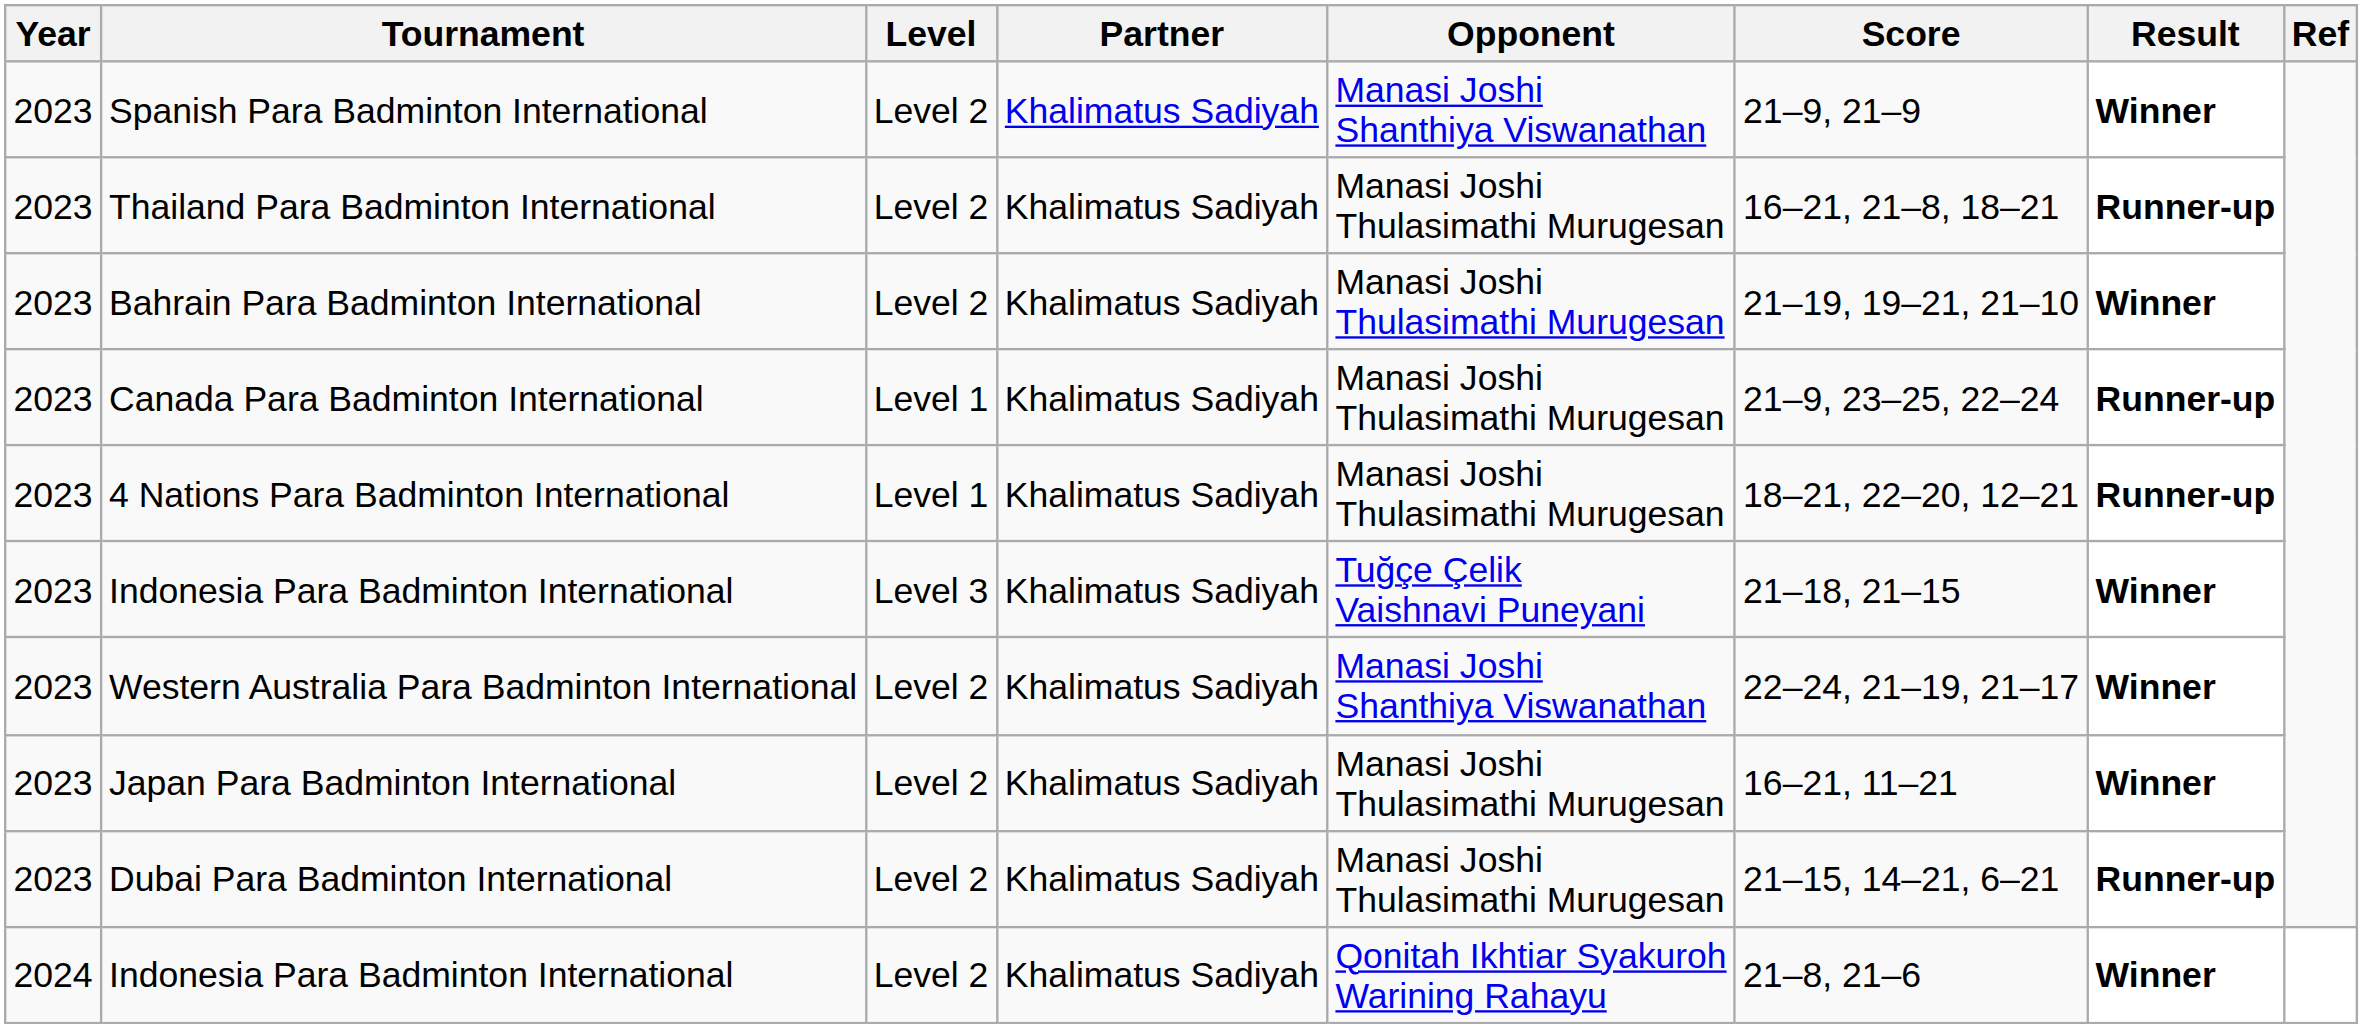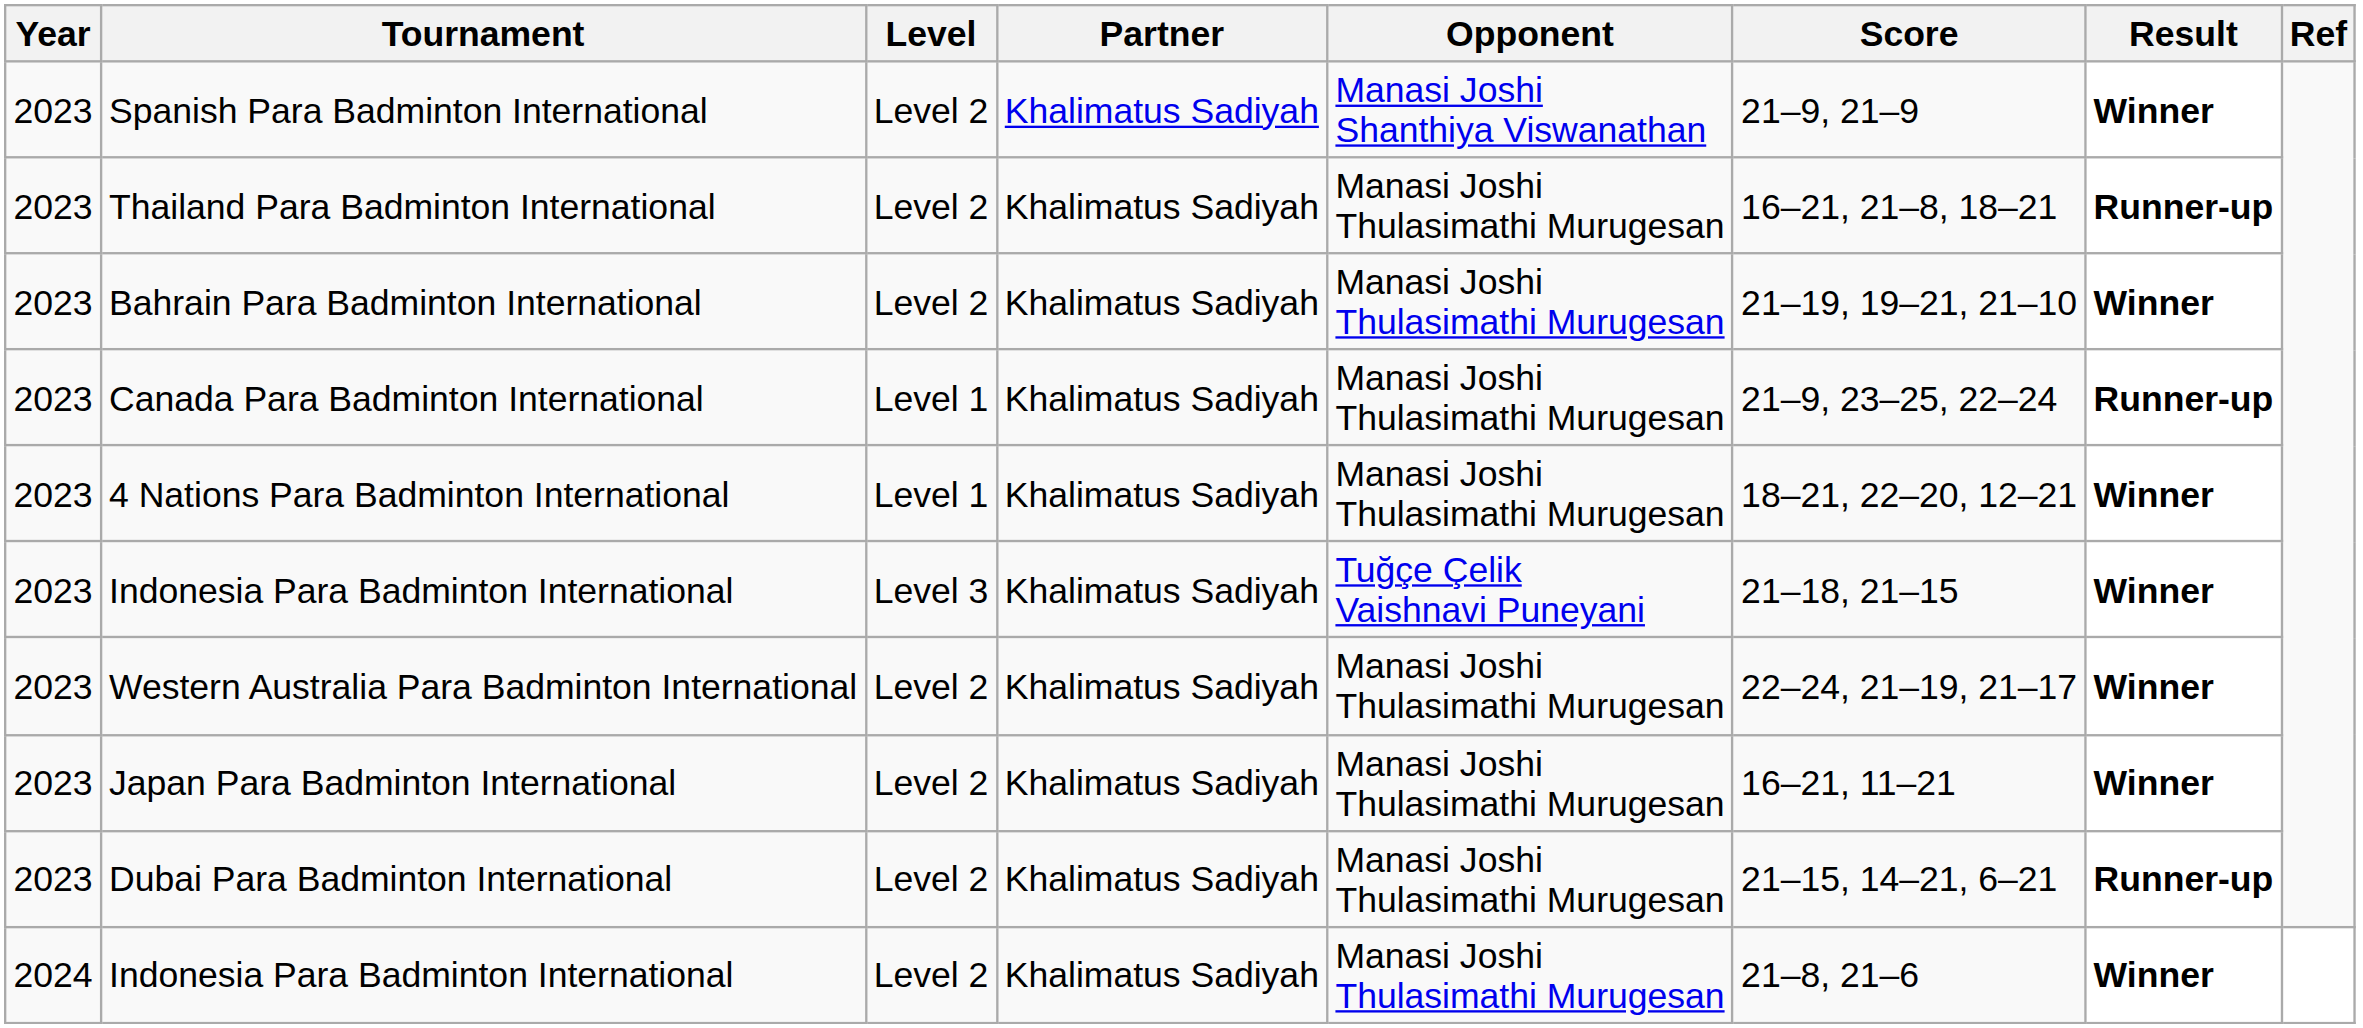(2185, 494) Runner-up -> (2154, 494) Winner
(1521, 686) Manasi Joshi Shanthiya Viswanathan -> (1530, 686) Manasi Joshi Thulasimathi Murugesan
(1531, 974) Qonitah Ikhtiar Syakuroh Warining Rahayu -> (1530, 974) Manasi Joshi Thulasimathi Murugesan
